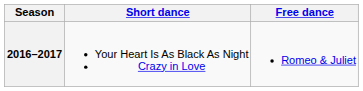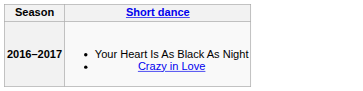- column: (305, 13)
